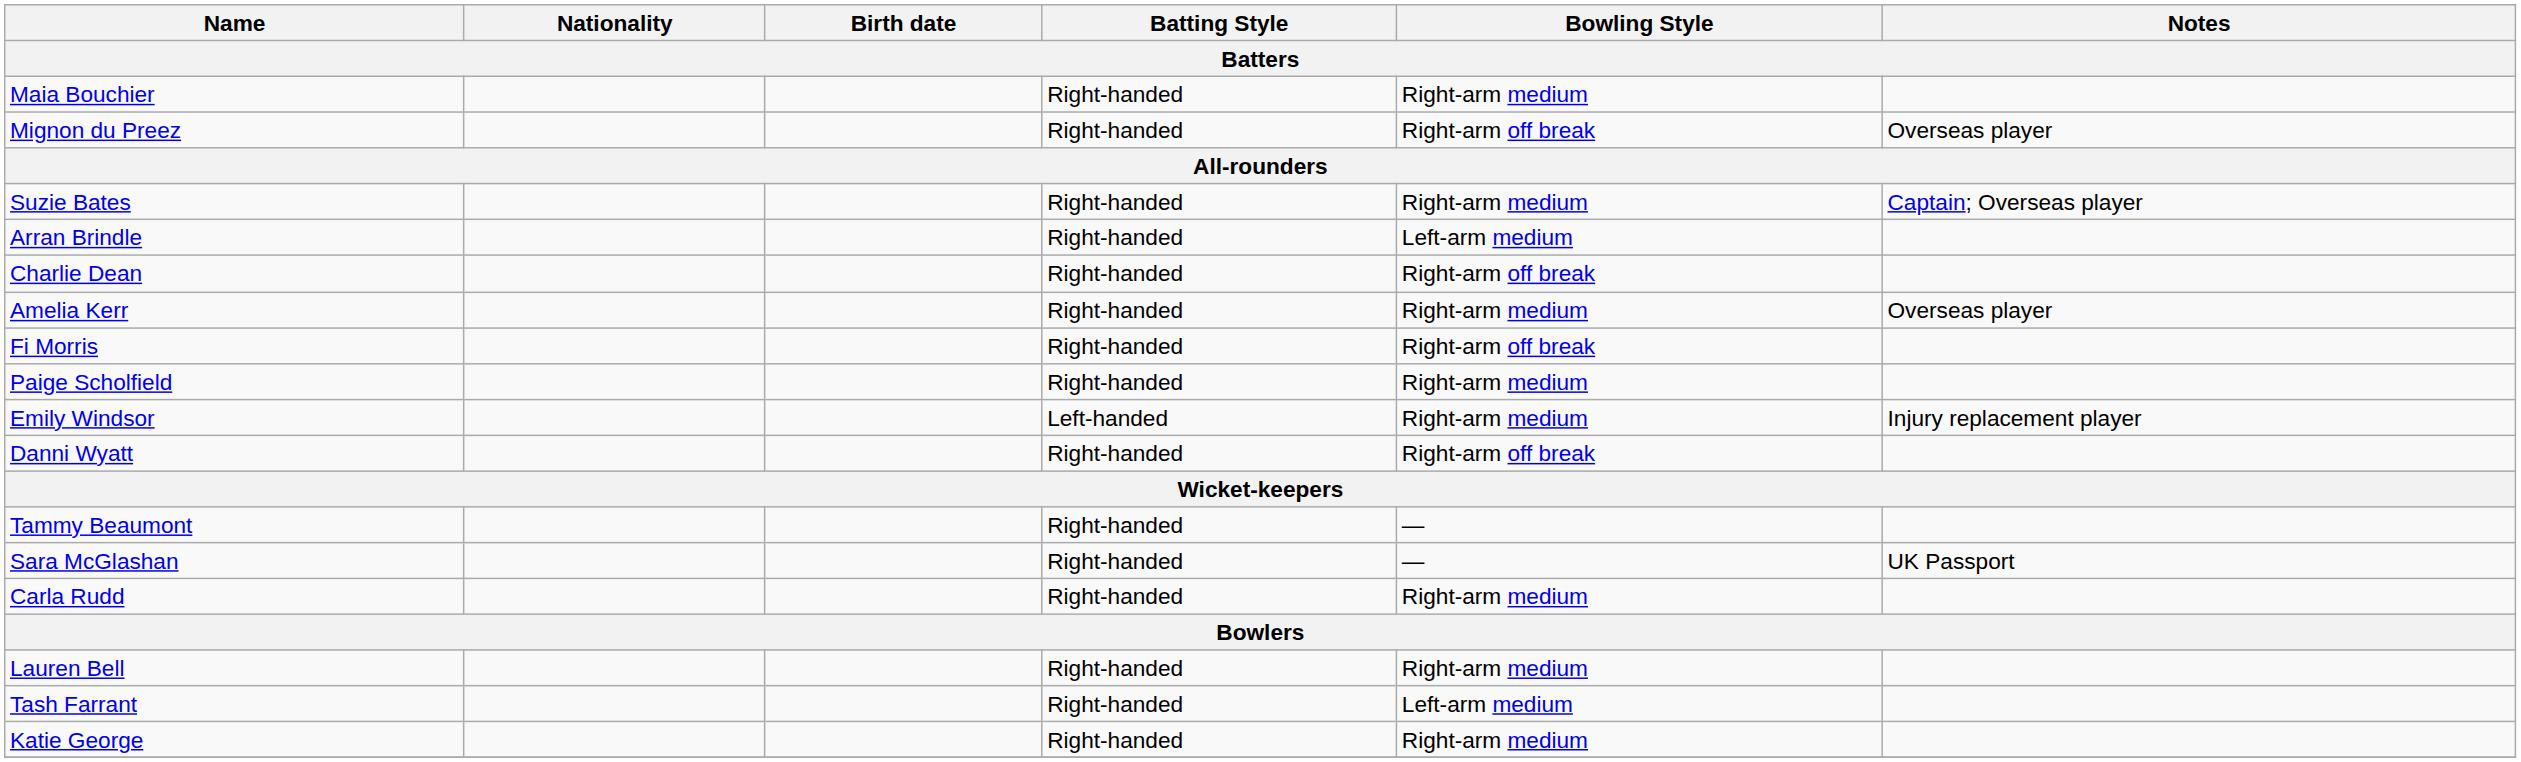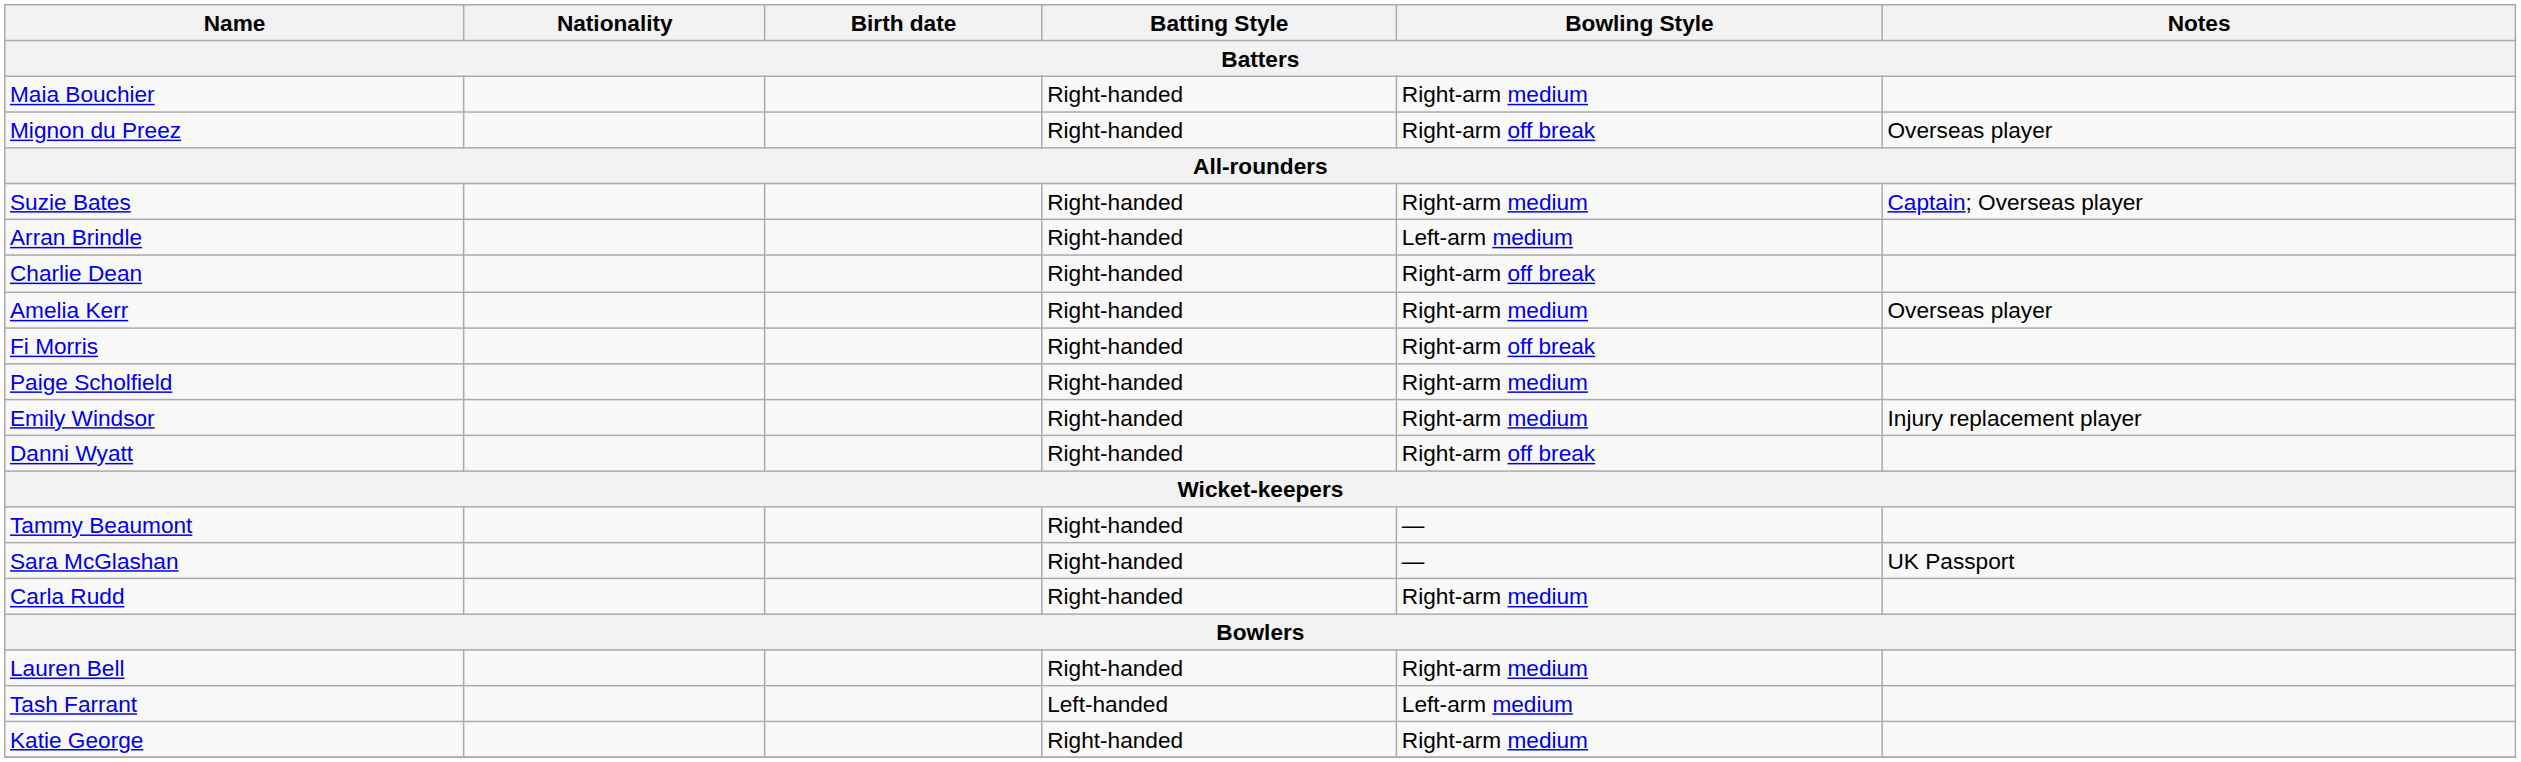(1108, 417) Left-handed -> (1115, 417) Right-handed
(1115, 704) Right-handed -> (1108, 704) Left-handed
